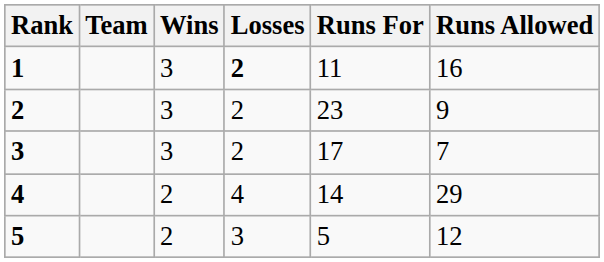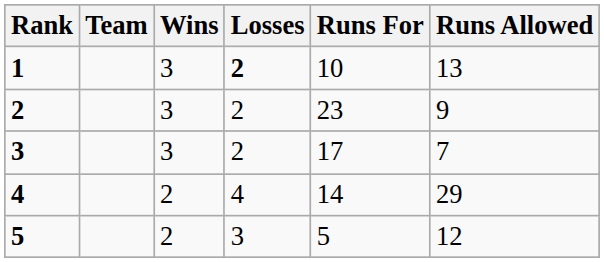(330, 67) 11 -> (330, 67) 10
(449, 67) 16 -> (449, 67) 13
